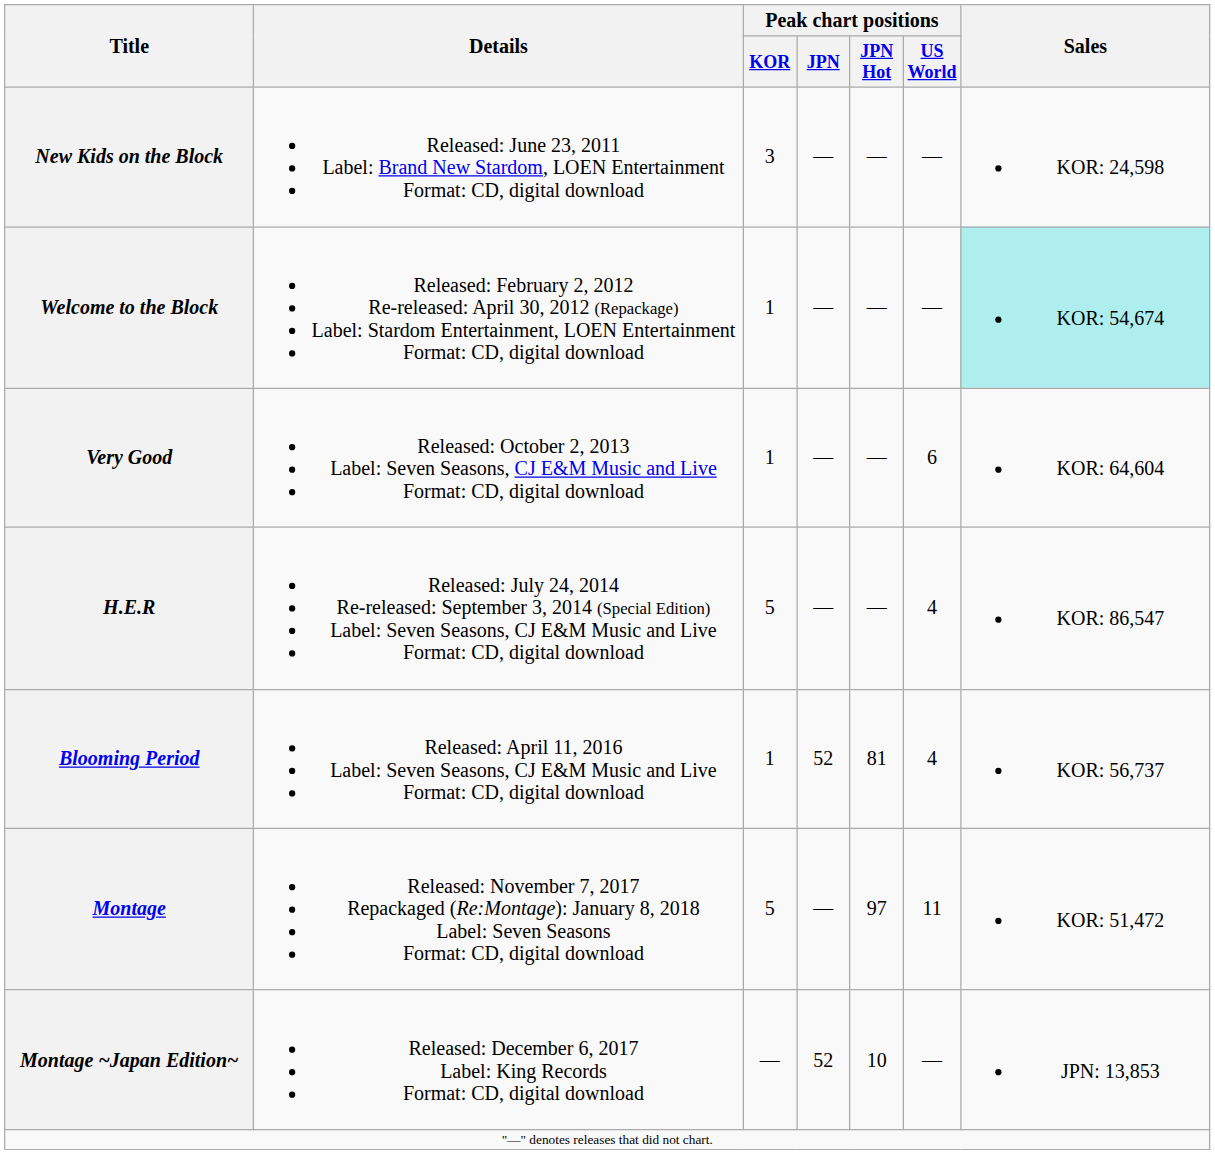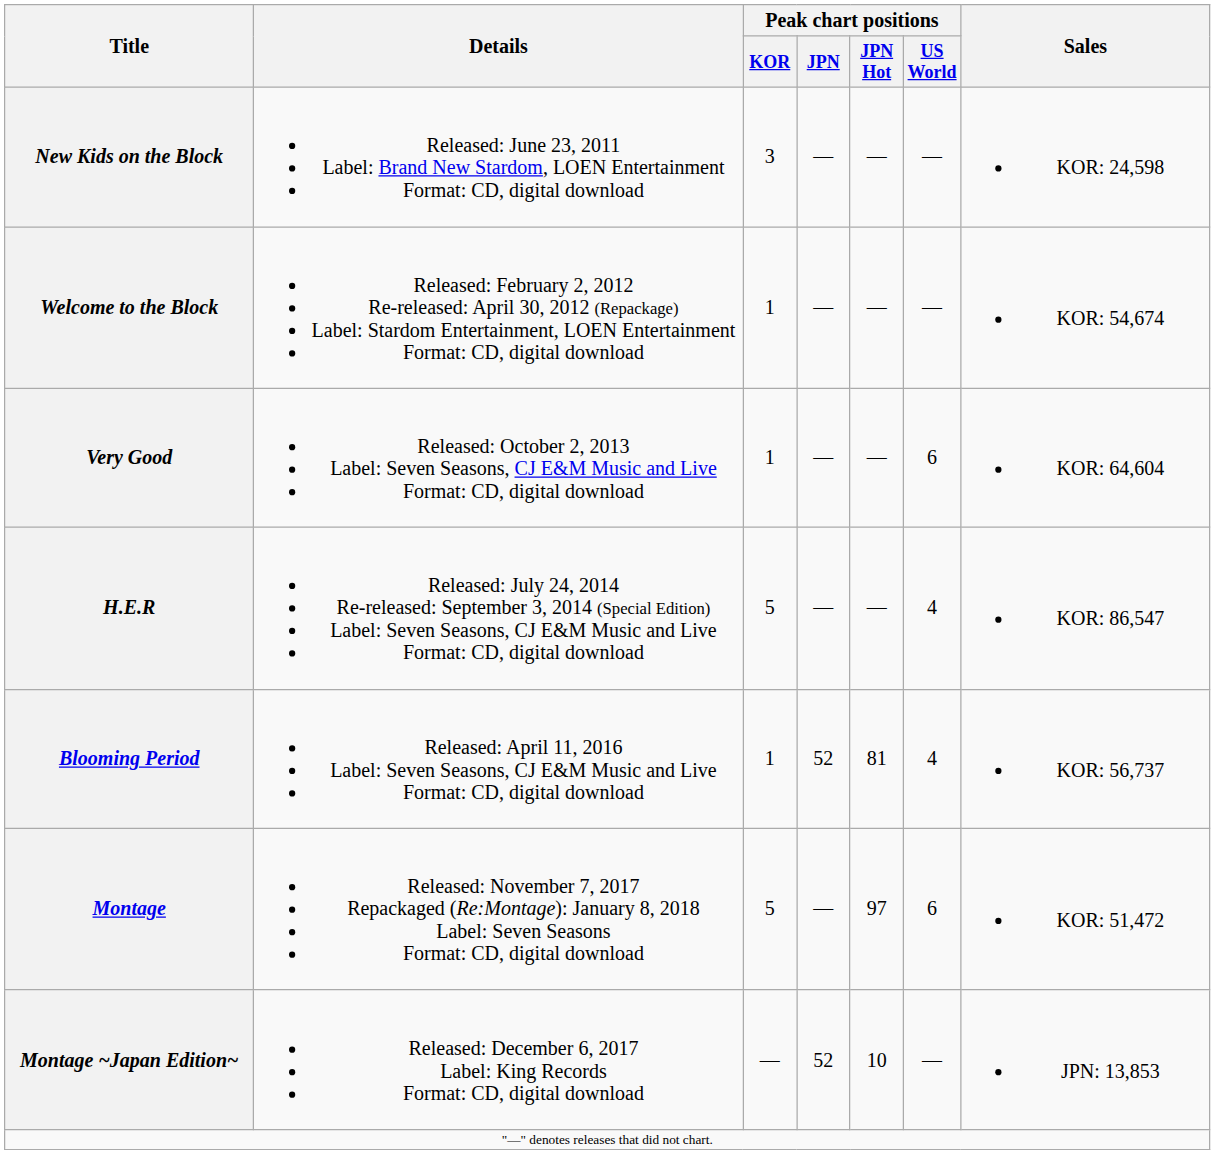(1085, 319) paleturquoise background -> (1085, 319) no background
(932, 909) 11 -> (932, 909) 6
